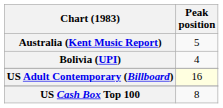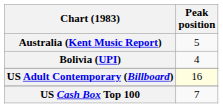(197, 94) 8 -> (197, 94) 7
